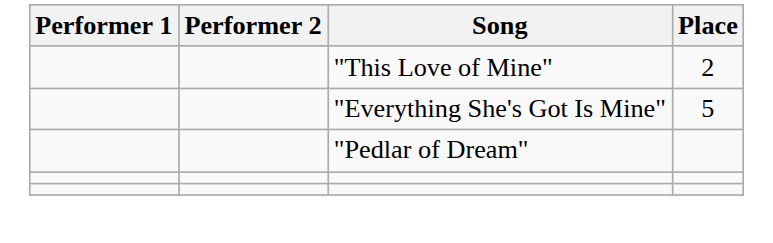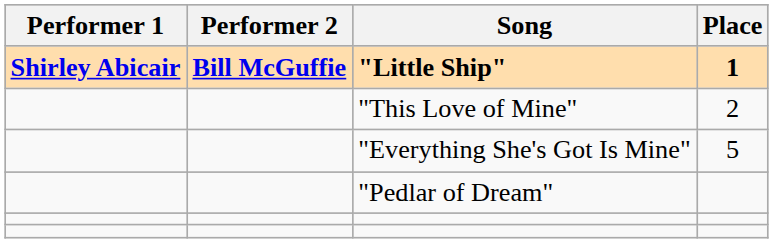+ row: (432, 66)
